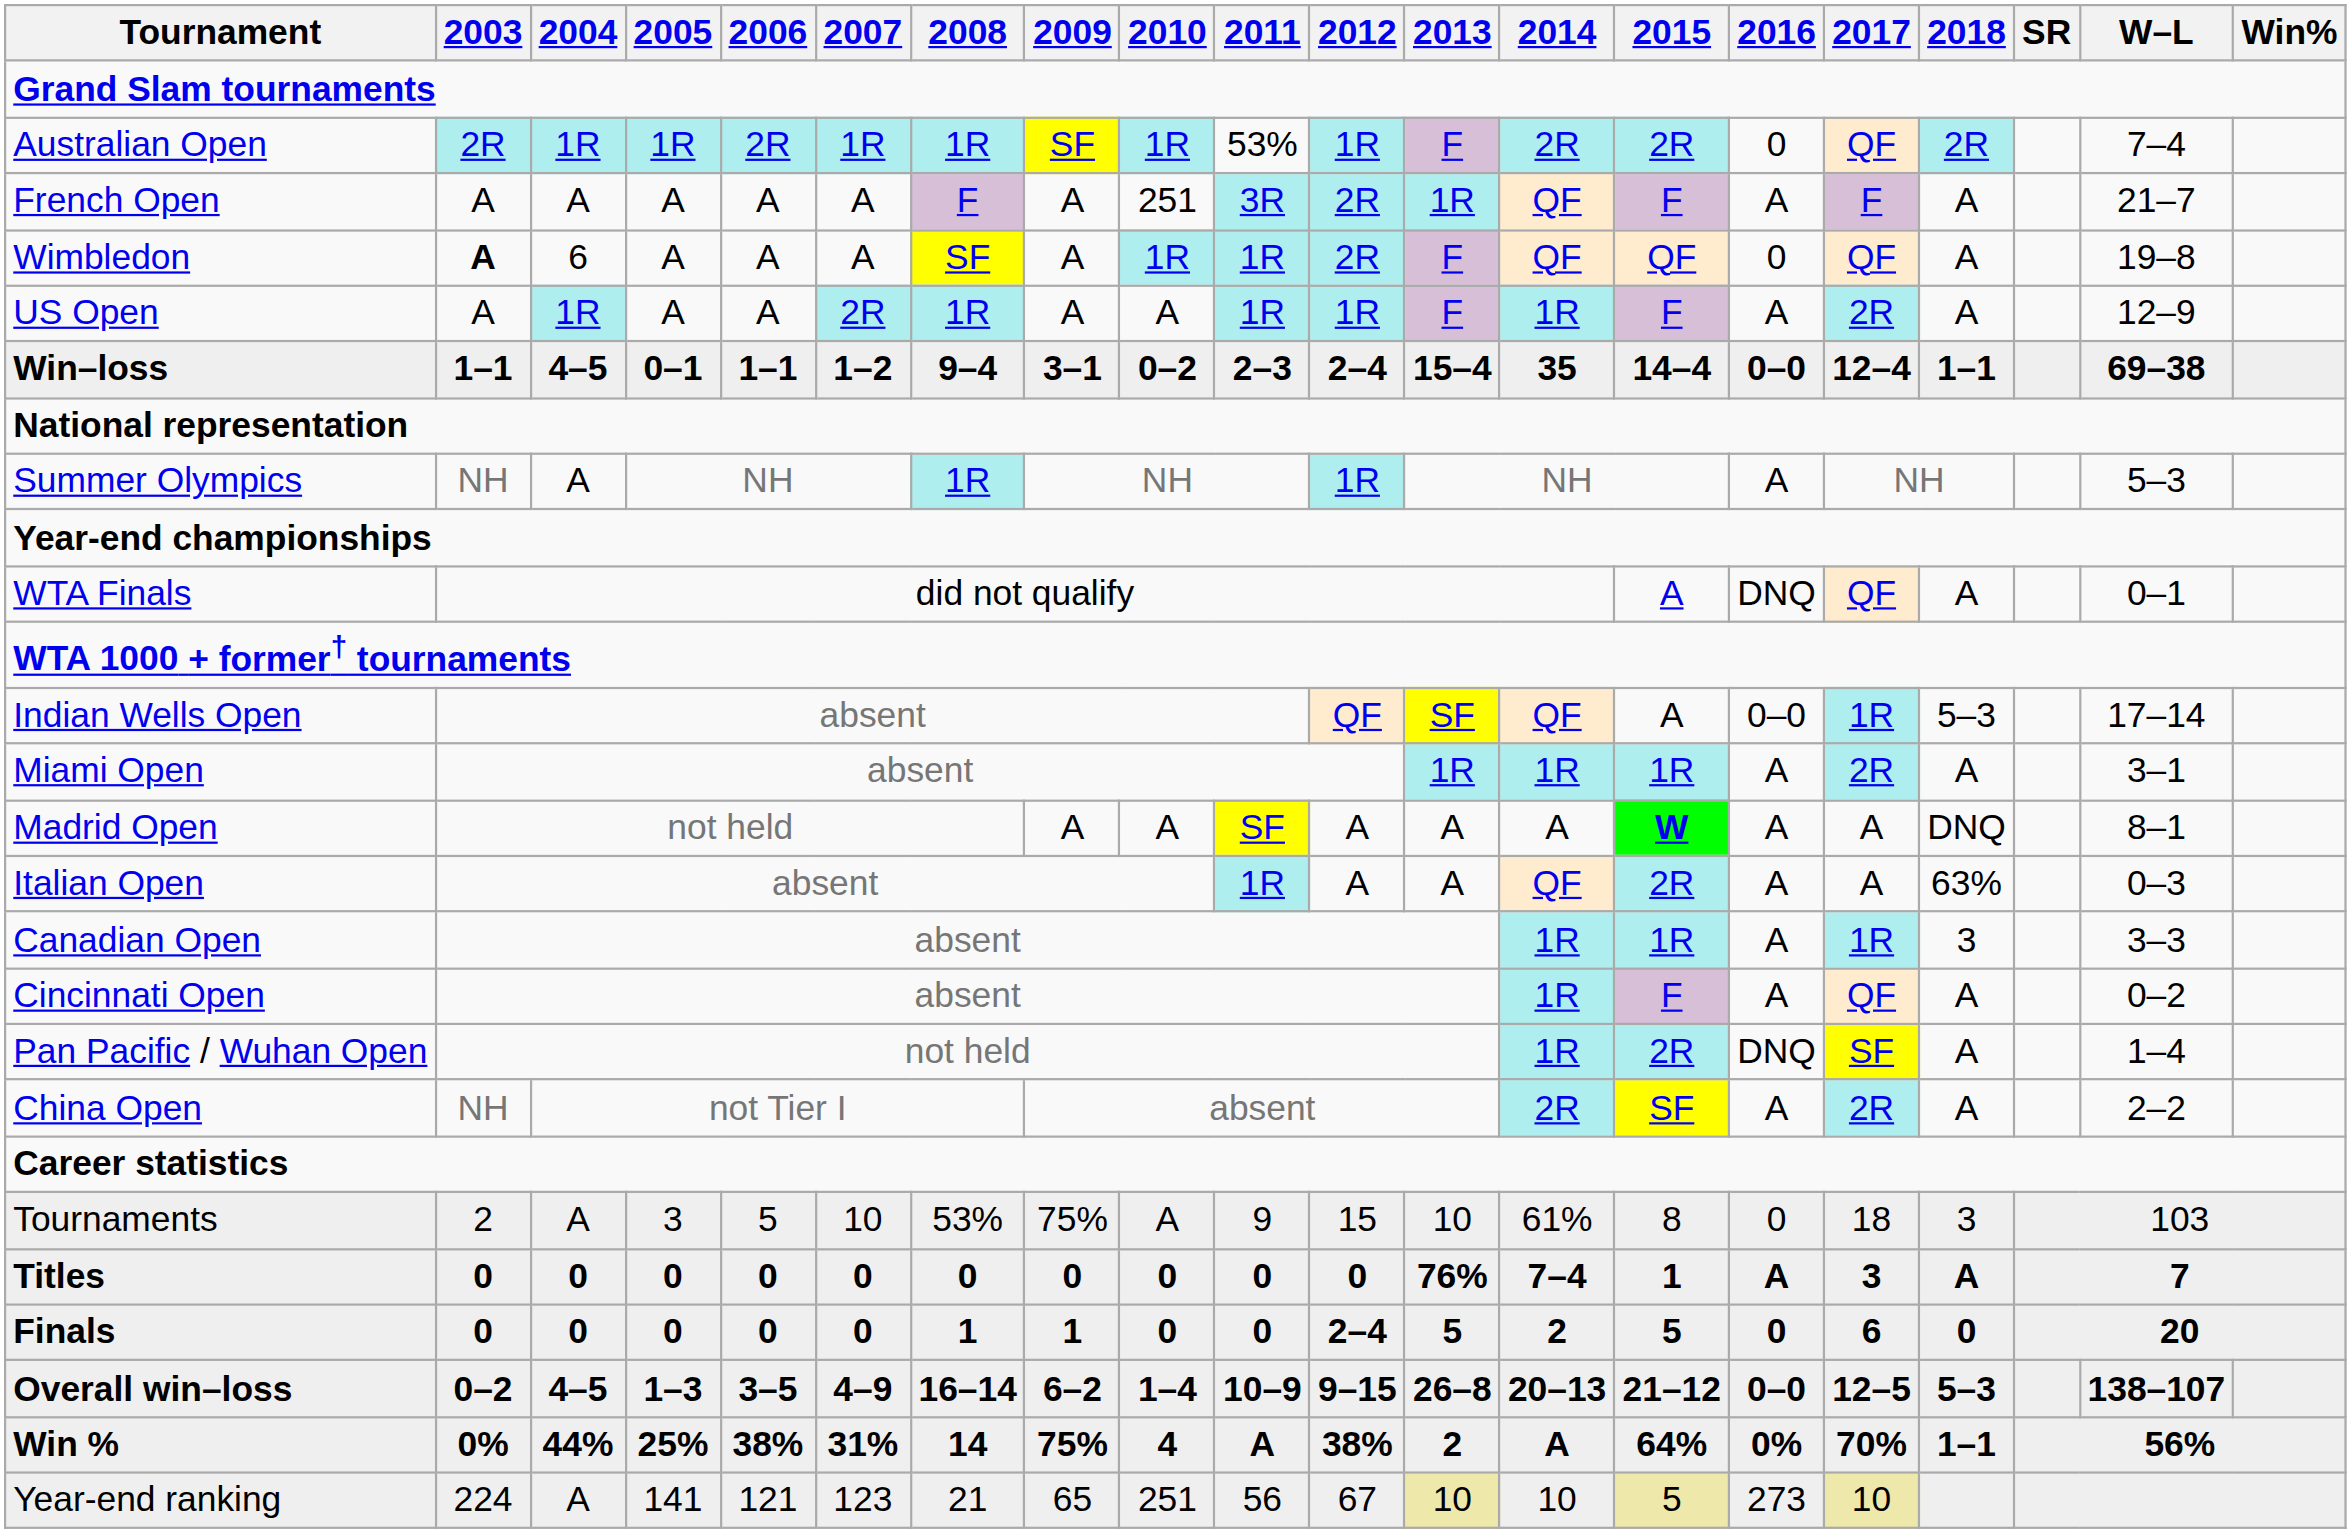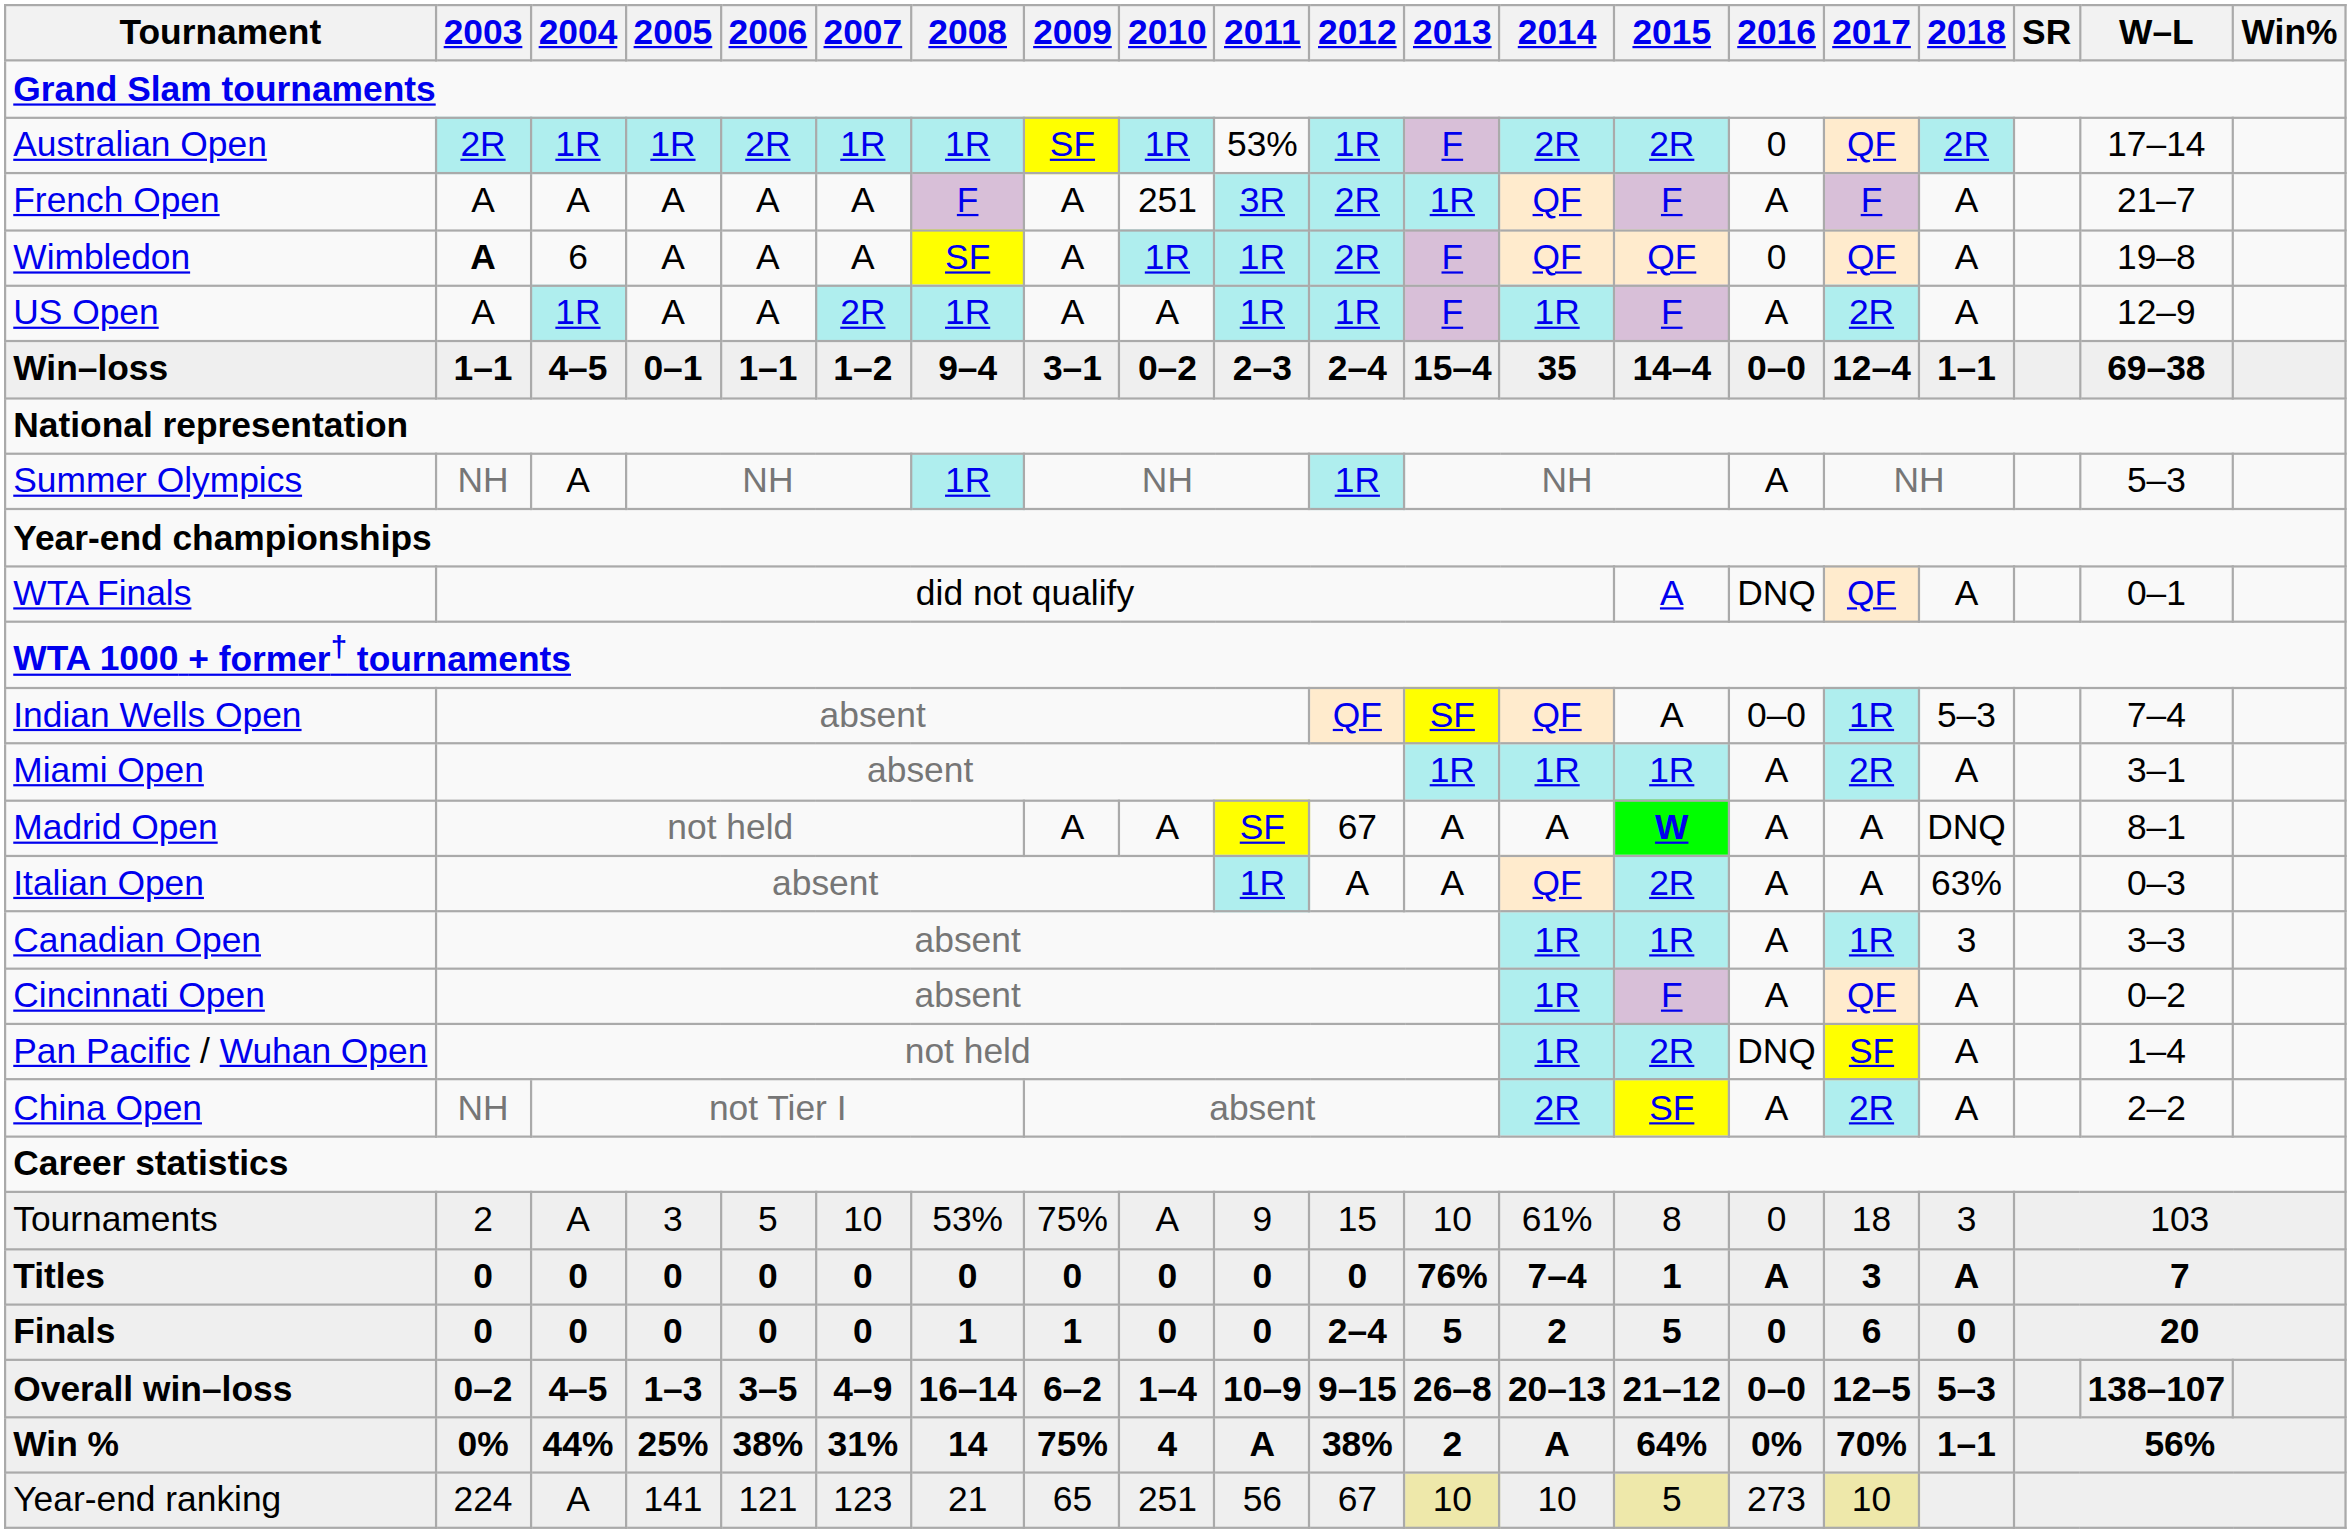(2156, 144) 7–4 -> (2156, 144) 17–14
(2156, 715) 17–14 -> (2156, 715) 7–4
(1357, 827) A -> (1357, 827) 67
